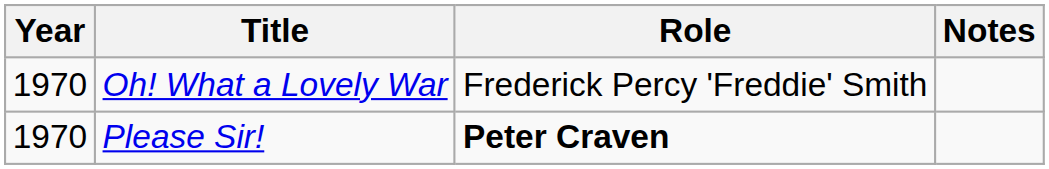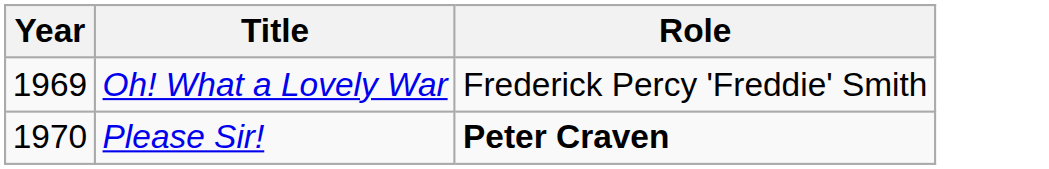- column: (989, 31)
(50, 84) 1970 -> (50, 84) 1969
